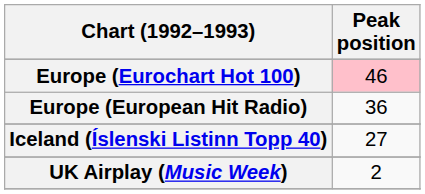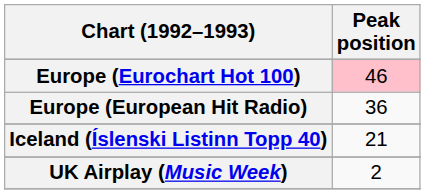(376, 140) 27 -> (376, 140) 21
